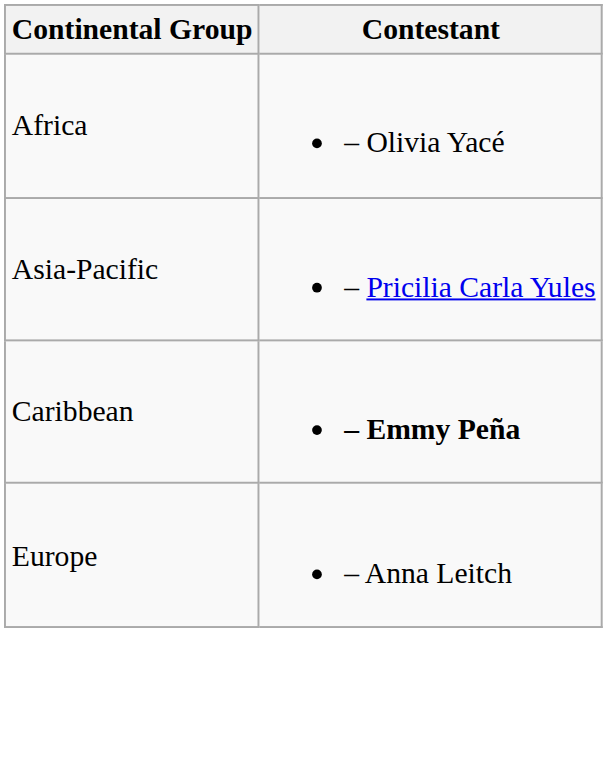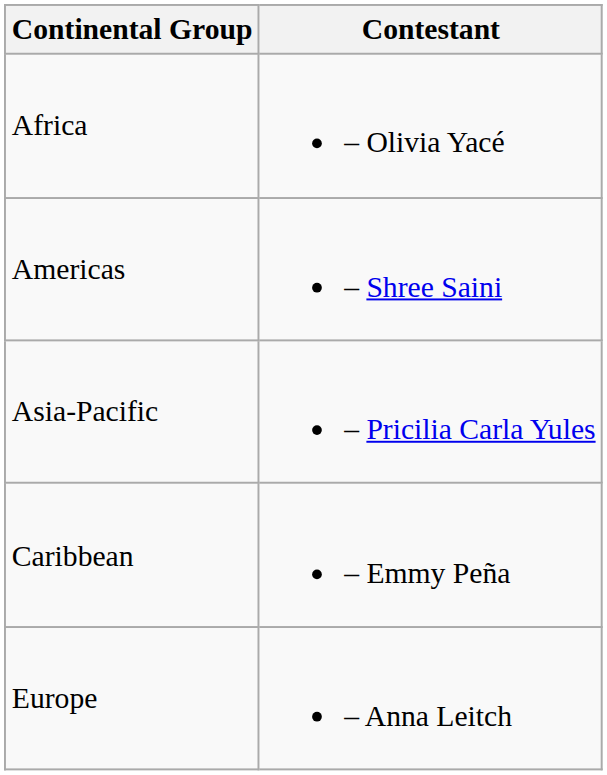+ row: (69, 268)
(431, 430) bold -> (431, 573) normal
